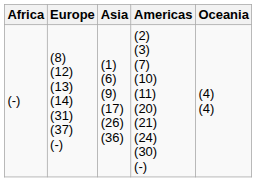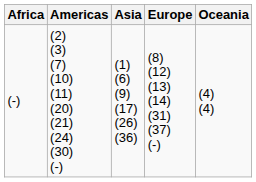columns swapped: (163, 14) <-> (72, 14)
